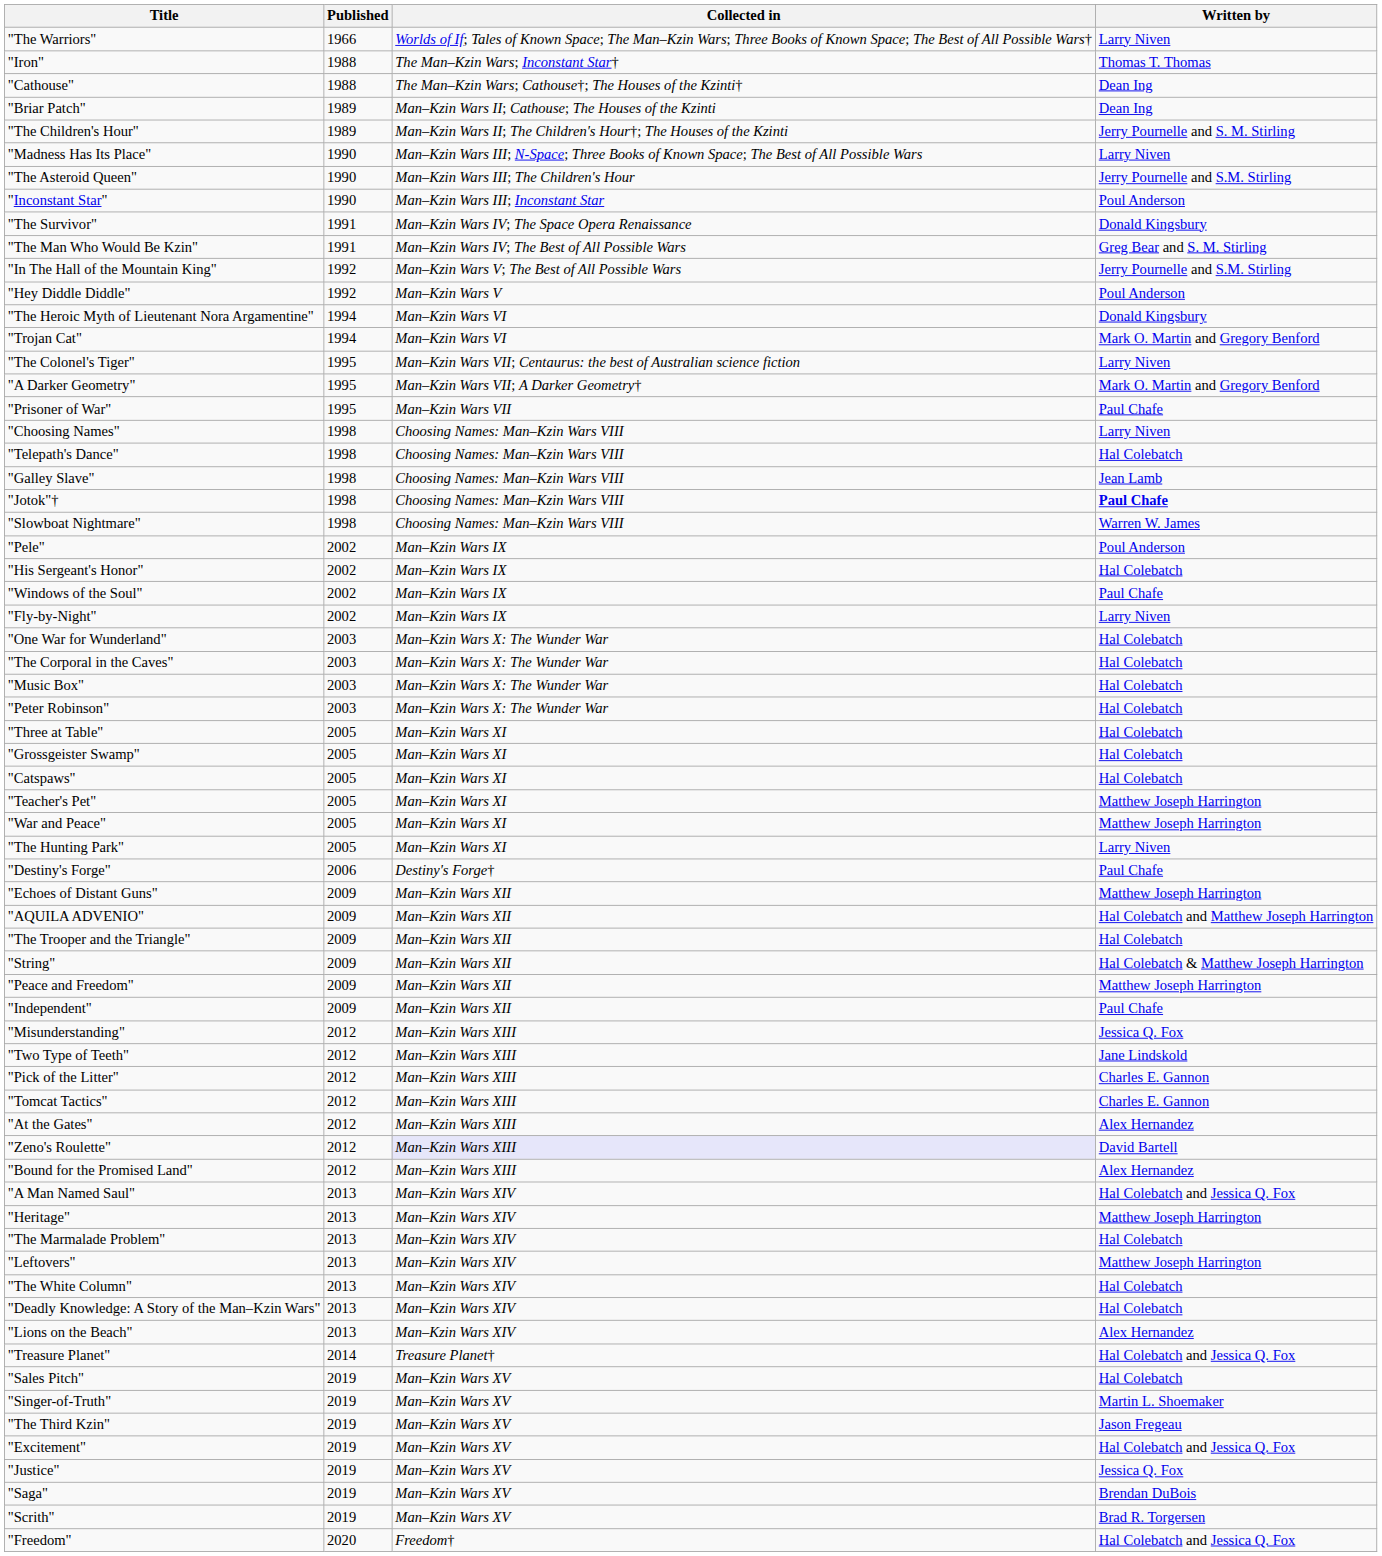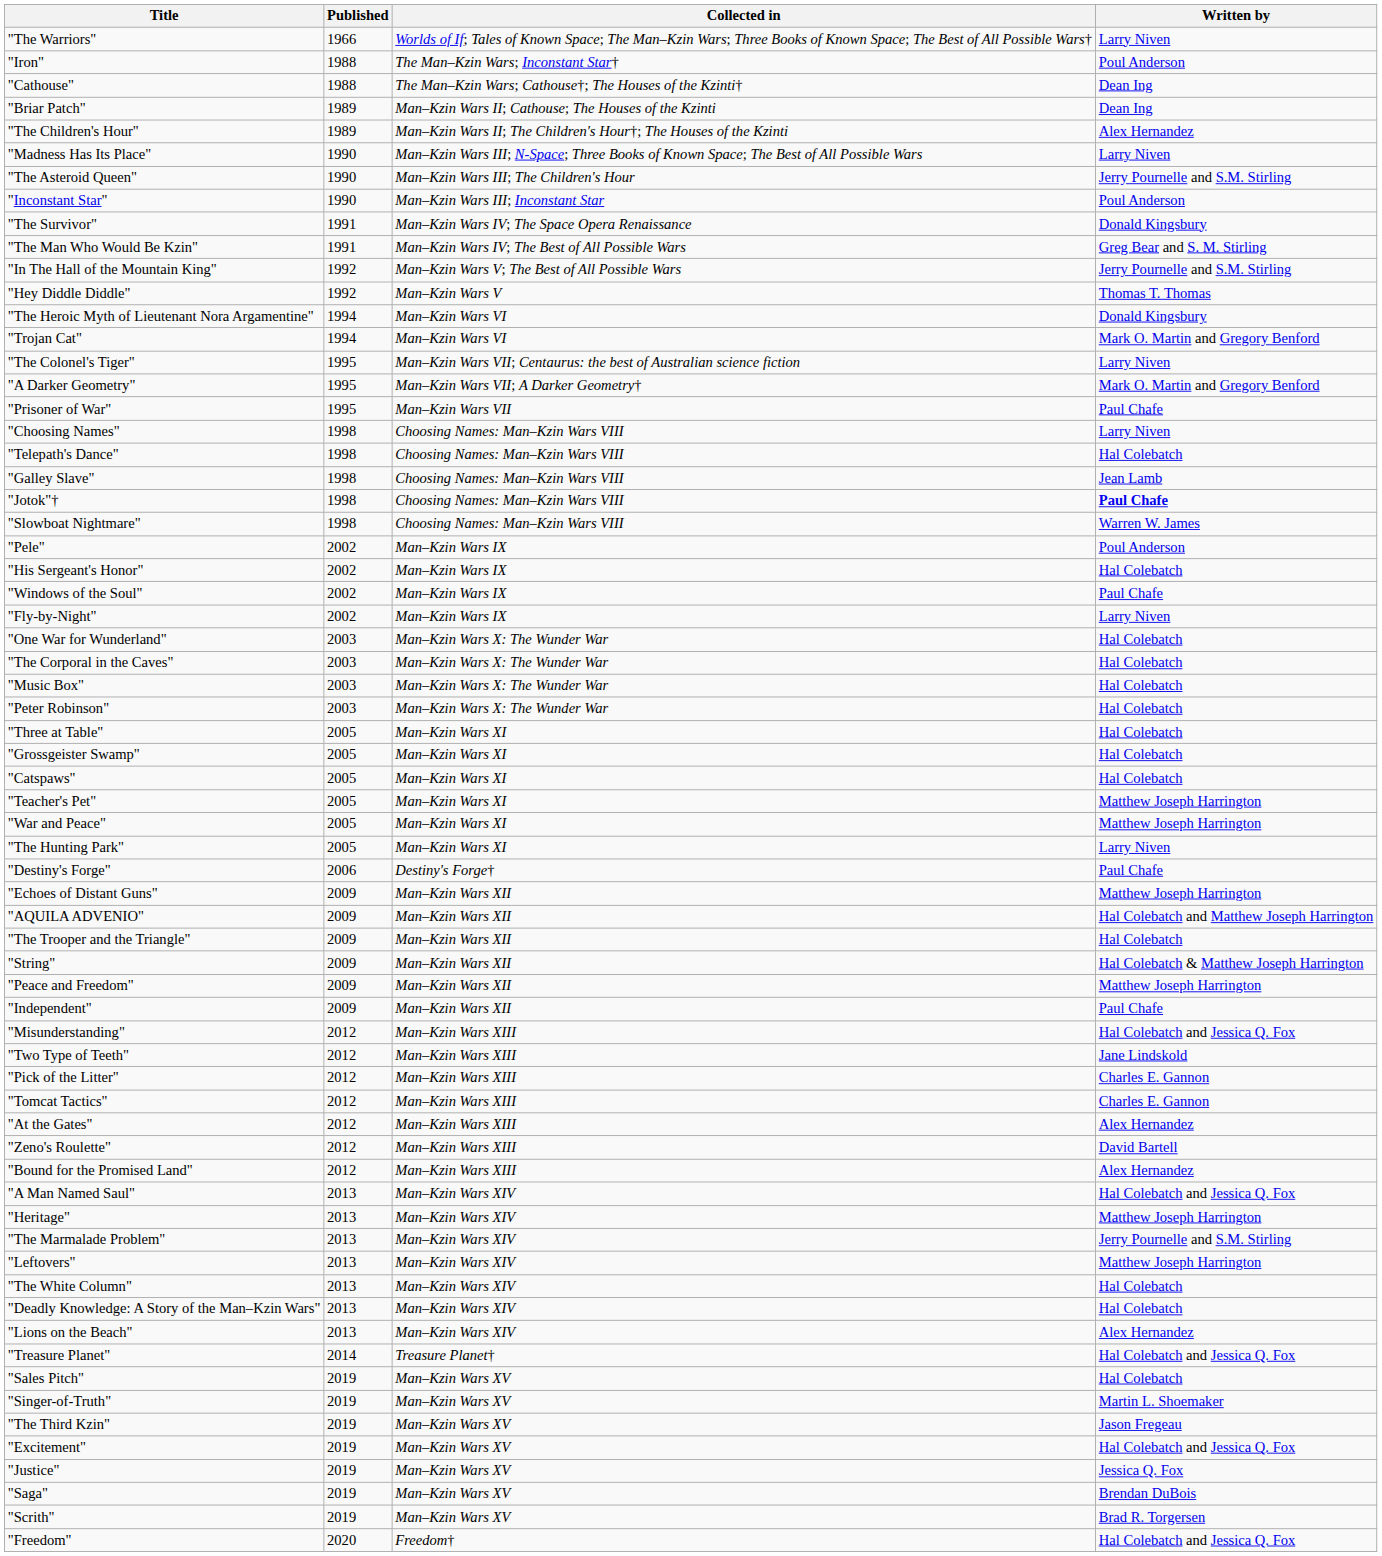(1155, 62) Thomas T. Thomas -> (1142, 62) Poul Anderson
(1197, 131) Jerry Pournelle and S. M. Stirling -> (1146, 131) Alex Hernandez
(1142, 293) Poul Anderson -> (1155, 293) Thomas T. Thomas
(1141, 1032) Jessica Q. Fox -> (1197, 1032) Hal Colebatch and Jessica Q. Fox
(456, 1147) lavender background -> (456, 1147) no background
(1141, 1239) Hal Colebatch -> (1195, 1239) Jerry Pournelle and S.M. Stirling
